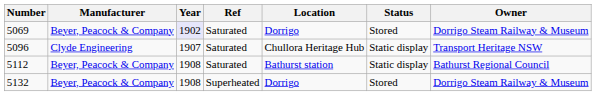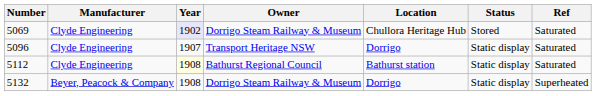columns swapped: (511, 13) <-> (233, 13)
(112, 30) Beyer, Peacock & Company -> (91, 30) Clyde Engineering
(282, 30) Dorrigo -> (416, 30) Chullora Heritage Hub
(314, 47) Chullora Heritage Hub -> (383, 47) Dorrigo
(112, 64) Beyer, Peacock & Company -> (91, 64) Clyde Engineering
(190, 64) no background -> (190, 64) lightyellow background
(383, 82) Stored -> (500, 82) Static display
